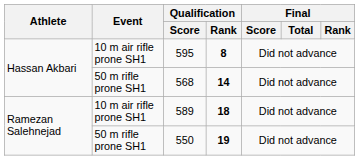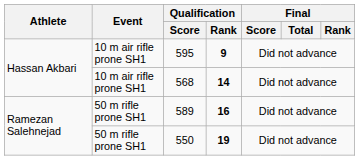(224, 53) 8 -> (224, 53) 9
(120, 82) 50 m rifle prone SH1 -> (124, 82) 10 m air rifle prone SH1
(124, 112) 10 m air rifle prone SH1 -> (120, 112) 50 m rifle prone SH1
(224, 112) 18 -> (224, 112) 16
